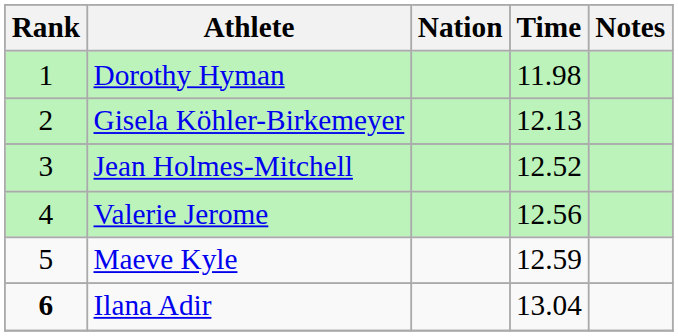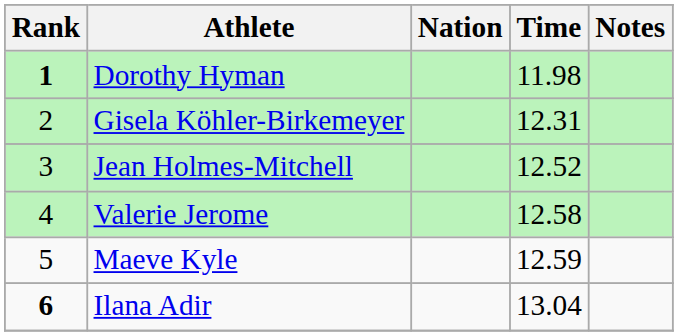(46, 74) normal -> (46, 74) bold
(549, 120) 12.13 -> (549, 120) 12.31
(549, 213) 12.56 -> (549, 213) 12.58
